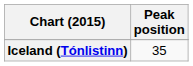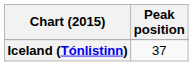(159, 50) 35 -> (159, 50) 37
